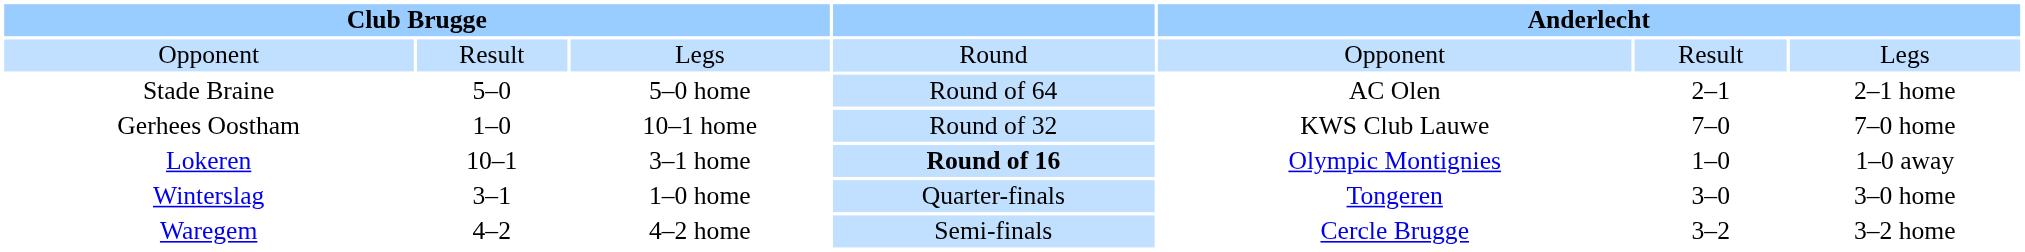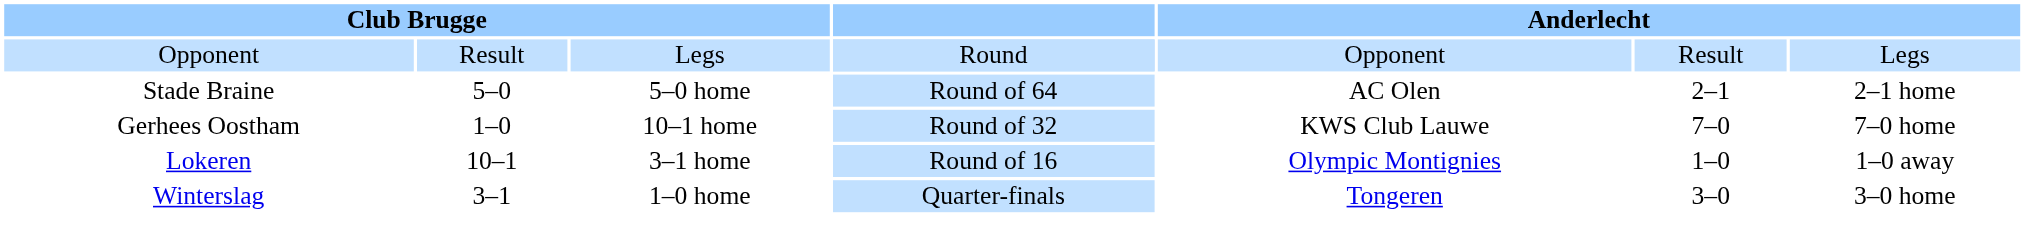(993, 160) bold -> (993, 160) normal
- row: (209, 231)
